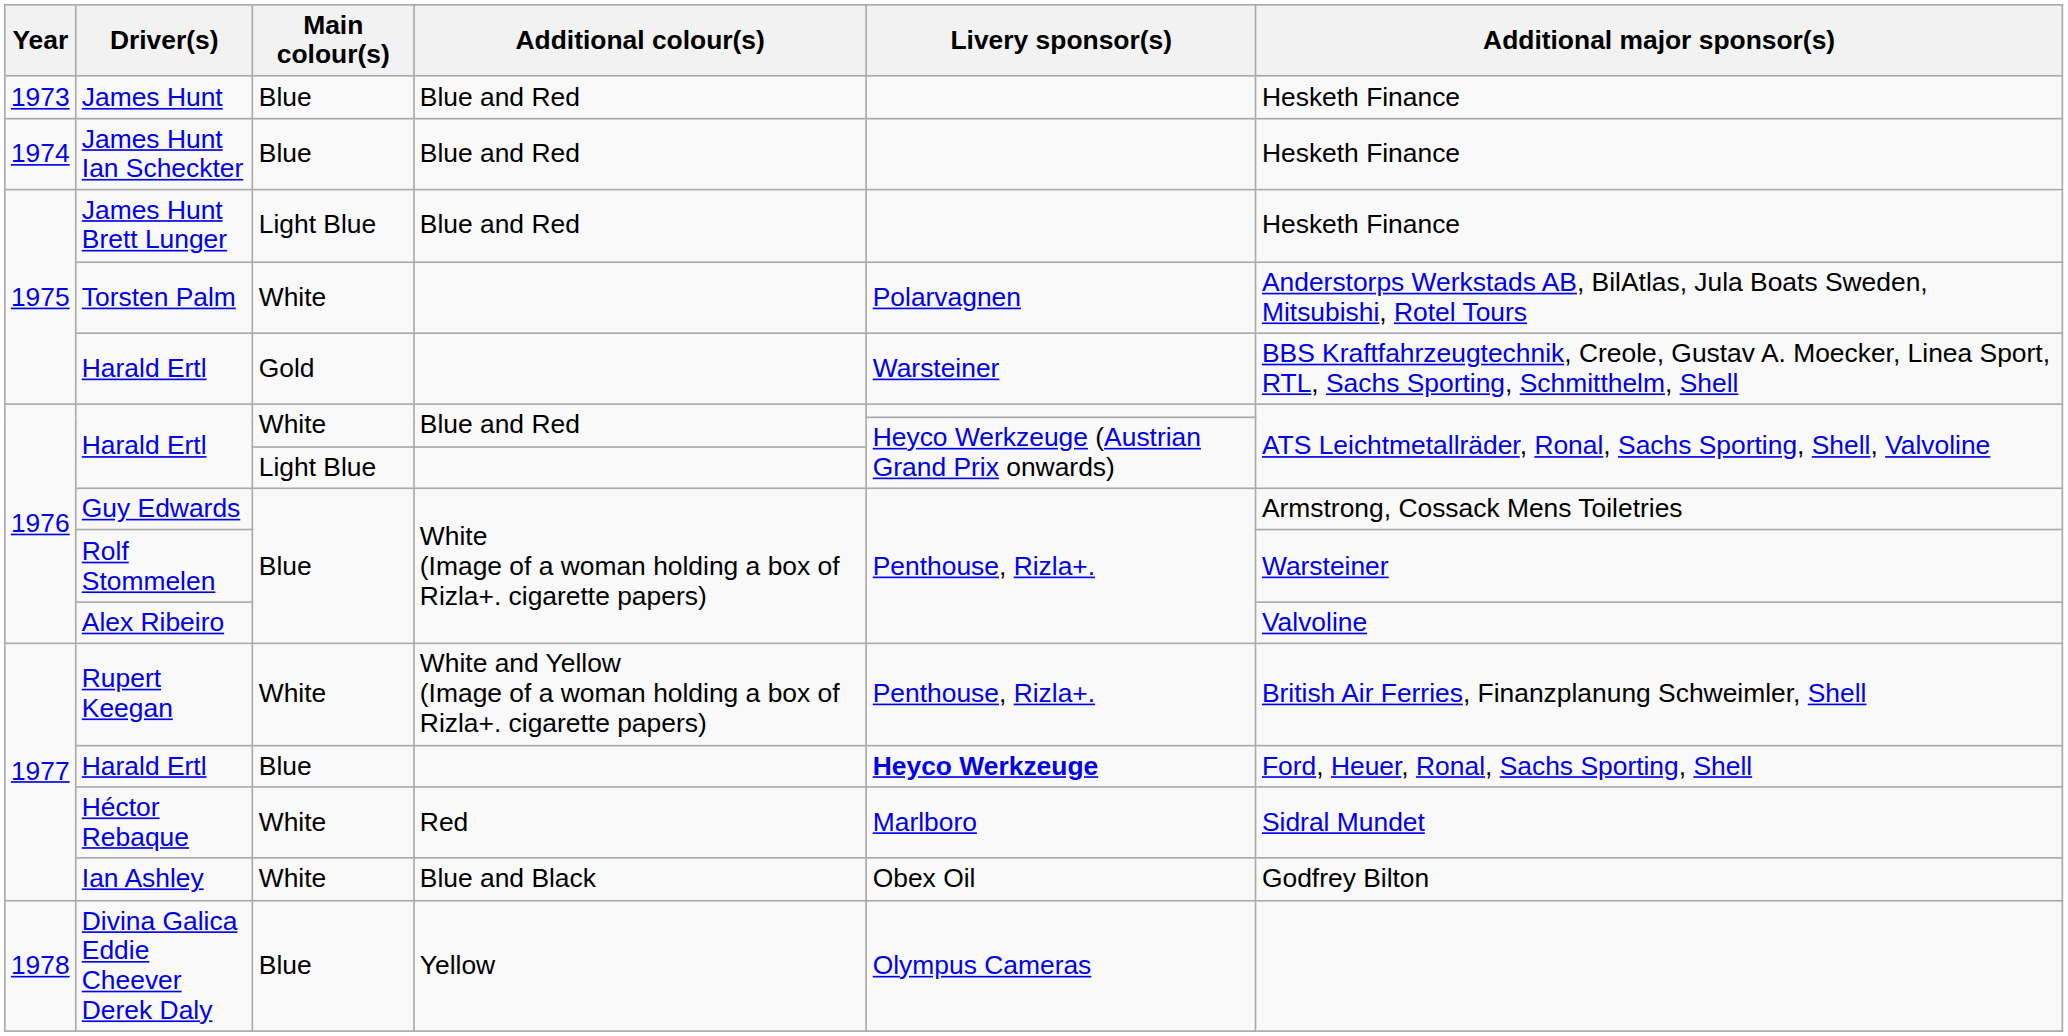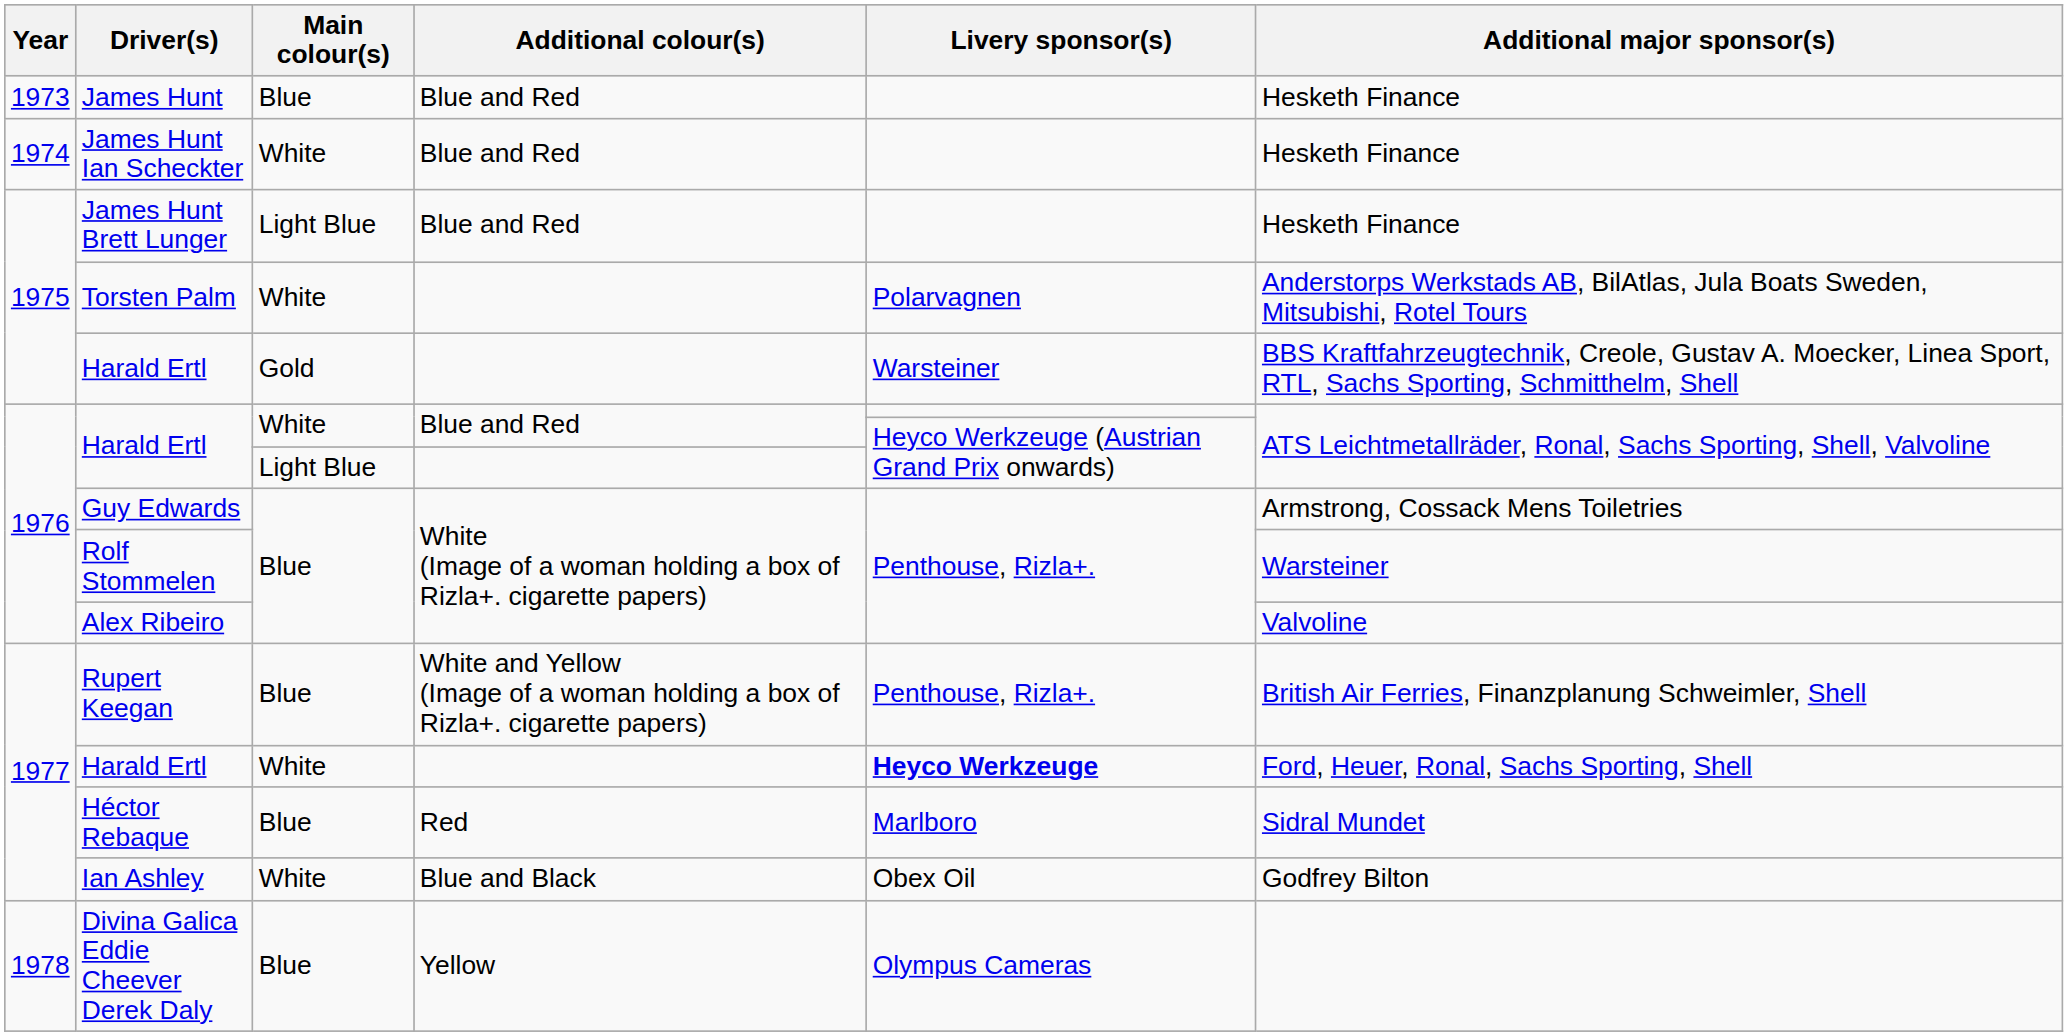(285, 153) Blue -> (293, 153) White
(293, 693) White -> (285, 693) Blue
(285, 765) Blue -> (293, 765) White
(293, 822) White -> (285, 822) Blue
